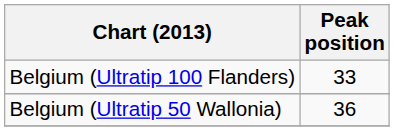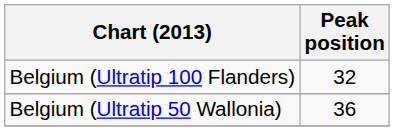(345, 76) 33 -> (345, 76) 32
